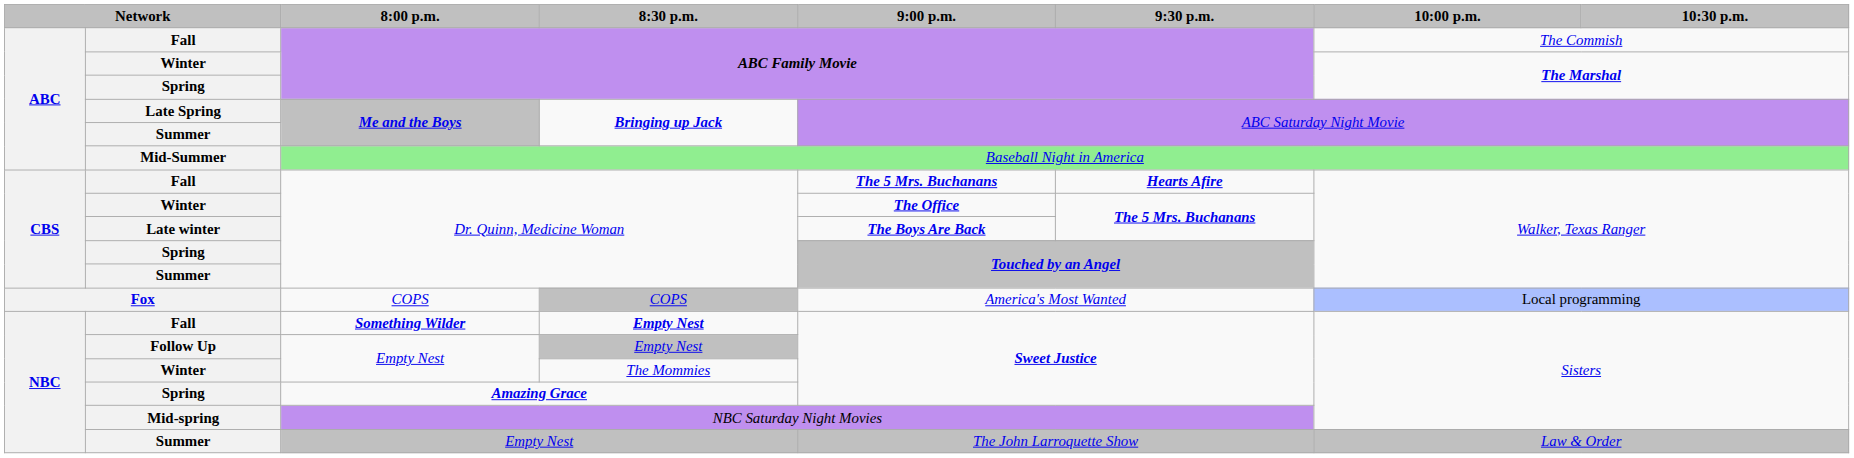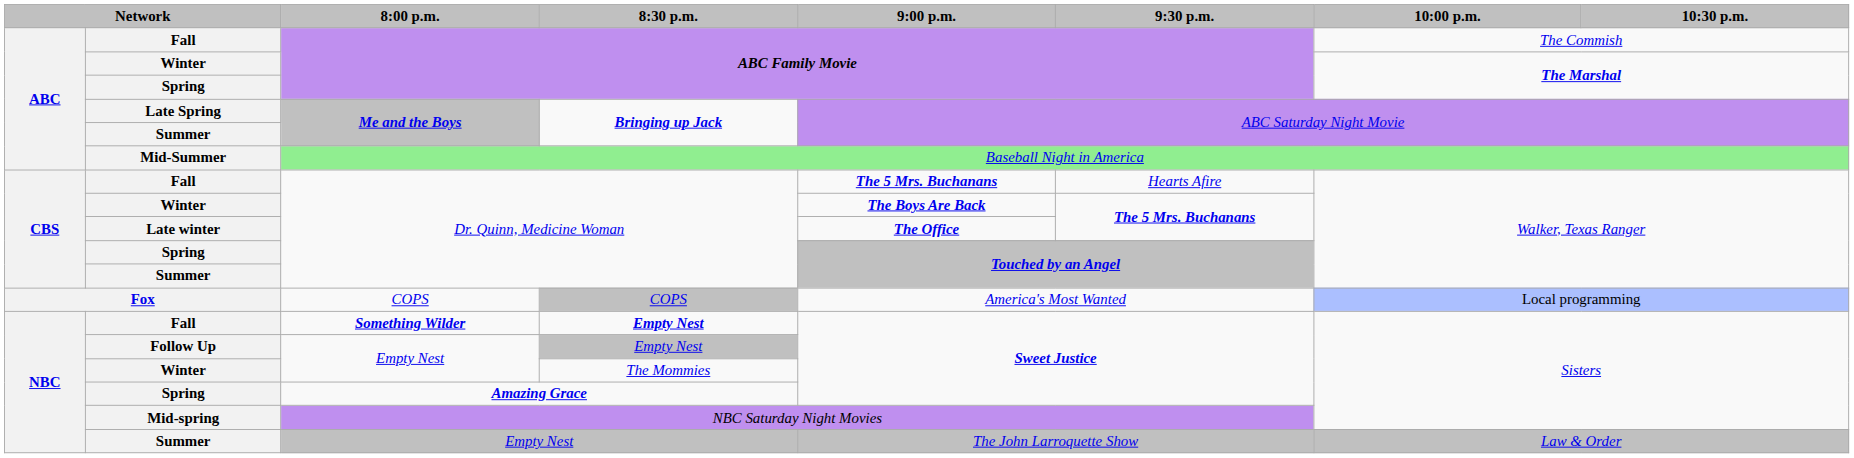(1185, 181) bold -> (1185, 181) normal
(927, 205) The Office -> (927, 205) The Boys Are Back
(927, 228) The Boys Are Back -> (927, 228) The Office
